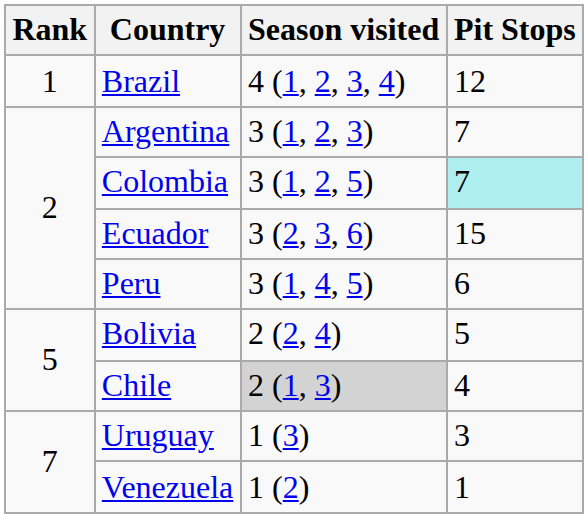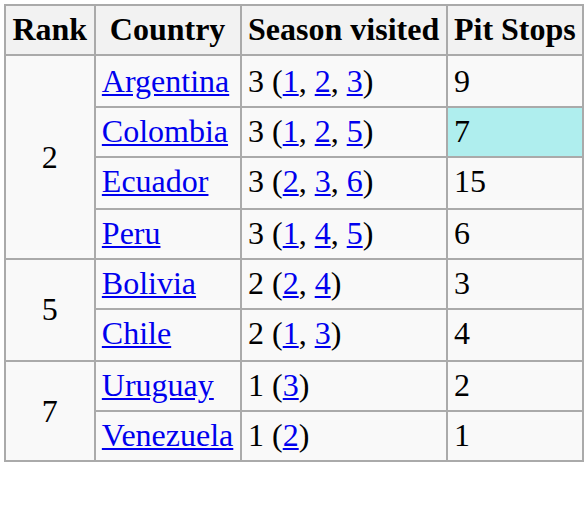- row: (141, 80)
(462, 131) 7 -> (462, 80) 9
(462, 334) 5 -> (462, 283) 3
(295, 385) lightgrey background -> (295, 334) no background
(462, 435) 3 -> (462, 385) 2
